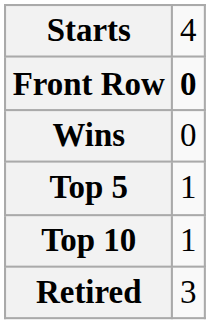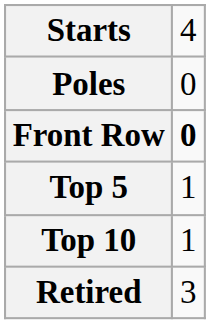+ row: (89, 82)
- row: (89, 135)
